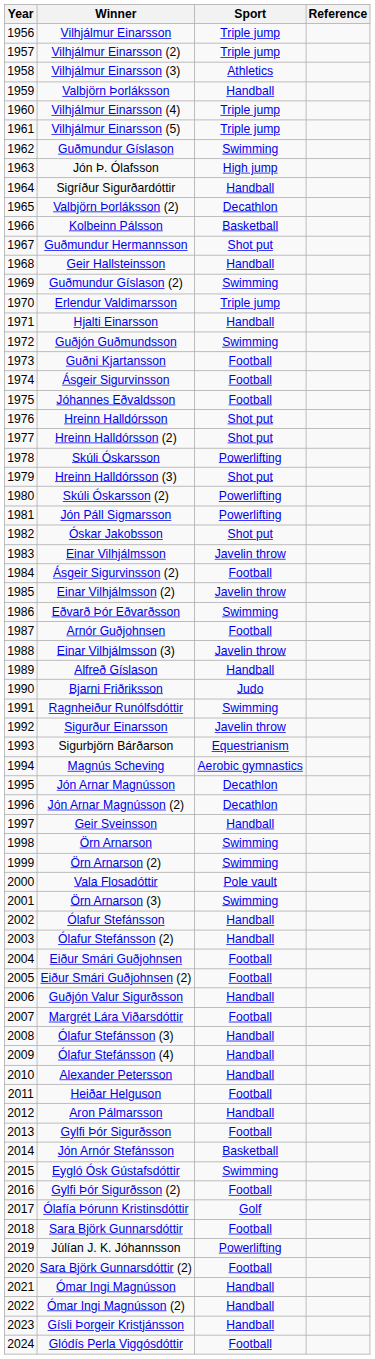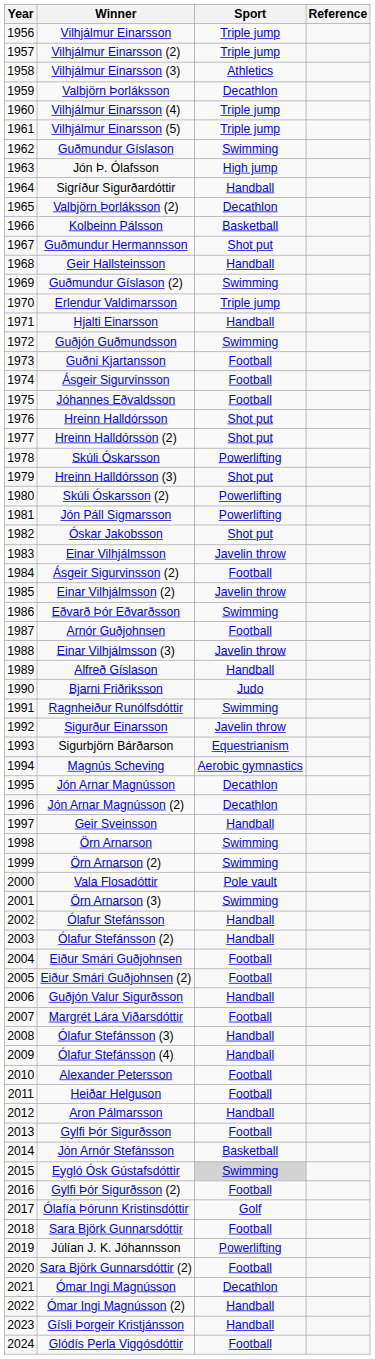(250, 91) Handball -> (250, 91) Decathlon
(250, 1074) Handball -> (250, 1074) Football
(250, 1171) no background -> (250, 1171) lightgrey background
(250, 1286) Handball -> (250, 1286) Decathlon
